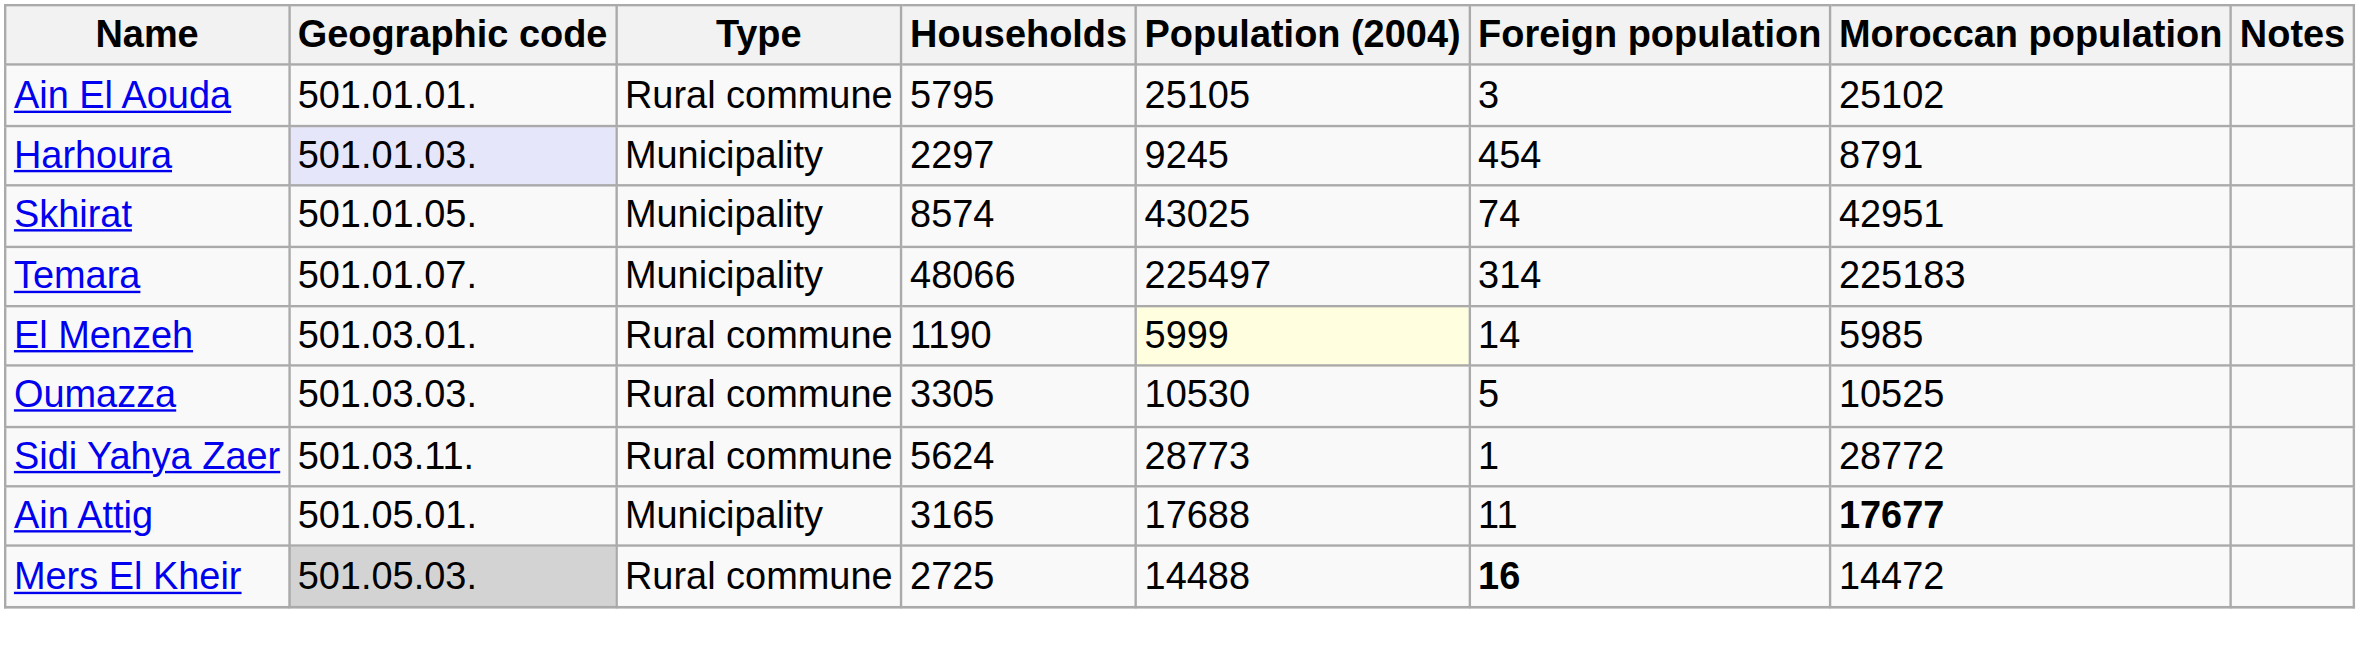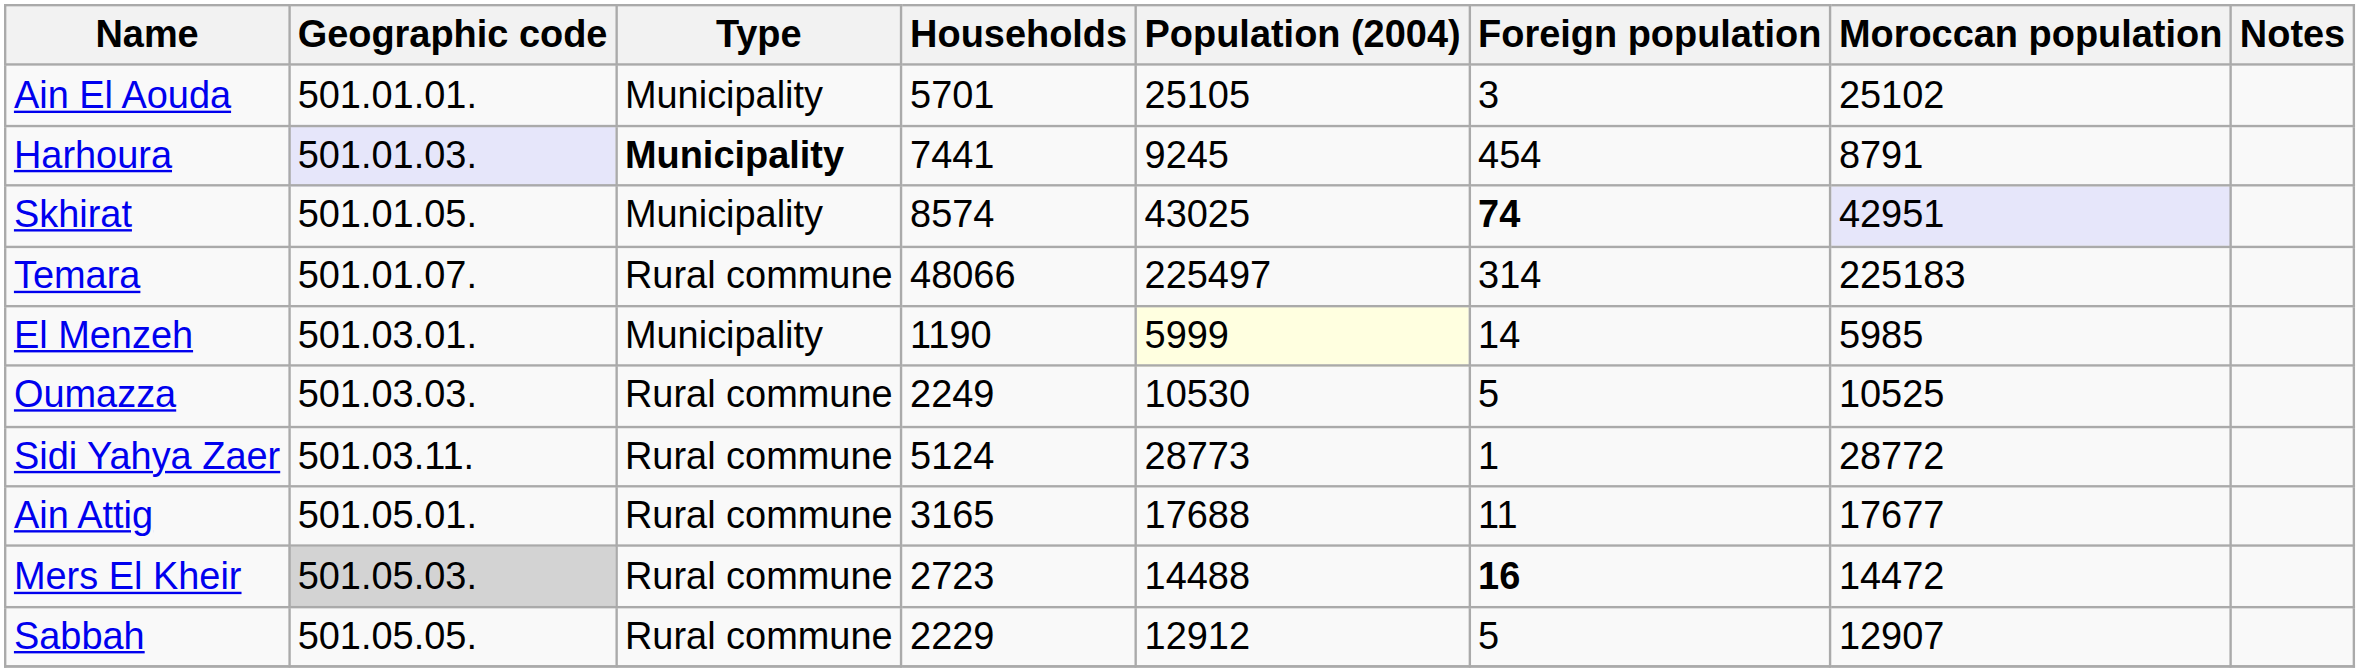(759, 94) Rural commune -> (724, 94) Municipality
(952, 94) 5795 -> (952, 94) 5701
(724, 154) normal -> (734, 154) bold
(952, 154) 2297 -> (952, 154) 7441
(1499, 214) normal -> (1499, 214) bold
(1892, 214) no background -> (1892, 214) lavender background
(724, 275) Municipality -> (759, 275) Rural commune
(759, 335) Rural commune -> (724, 335) Municipality
(952, 395) 3305 -> (952, 395) 2249
(952, 455) 5624 -> (952, 455) 5124
(724, 515) Municipality -> (759, 515) Rural commune
(1892, 515) bold -> (1892, 515) normal
(952, 575) 2725 -> (952, 575) 2723
+ row: (79, 635)
